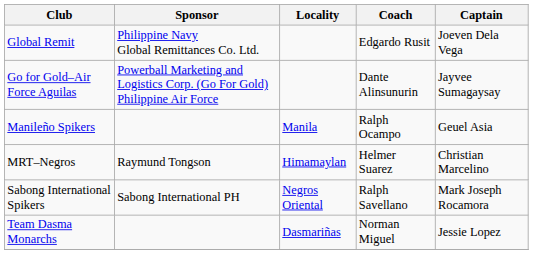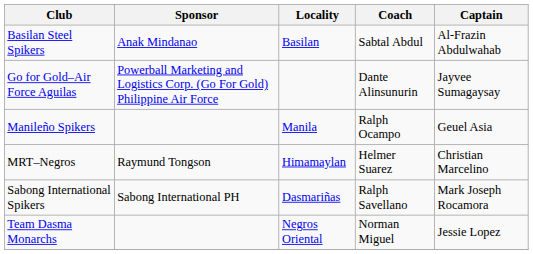+ row: (40, 42)
- row: (41, 42)
(303, 197) Negros Oriental -> (311, 197) Dasmariñas
(311, 232) Dasmariñas -> (302, 232) Negros Oriental
